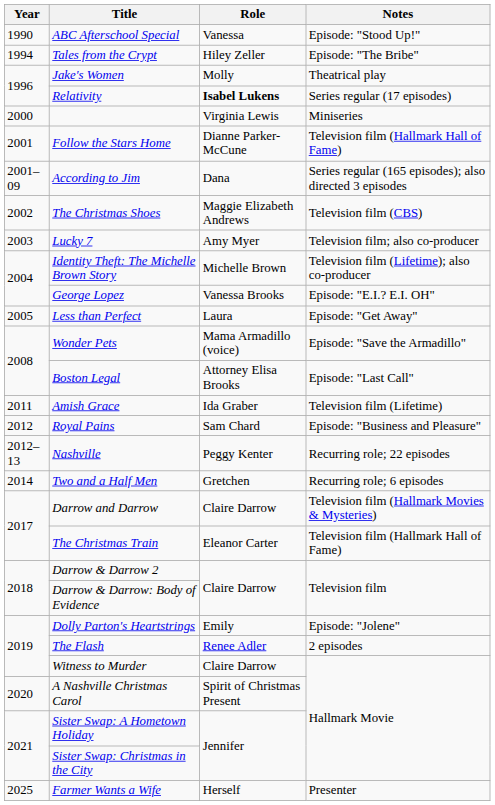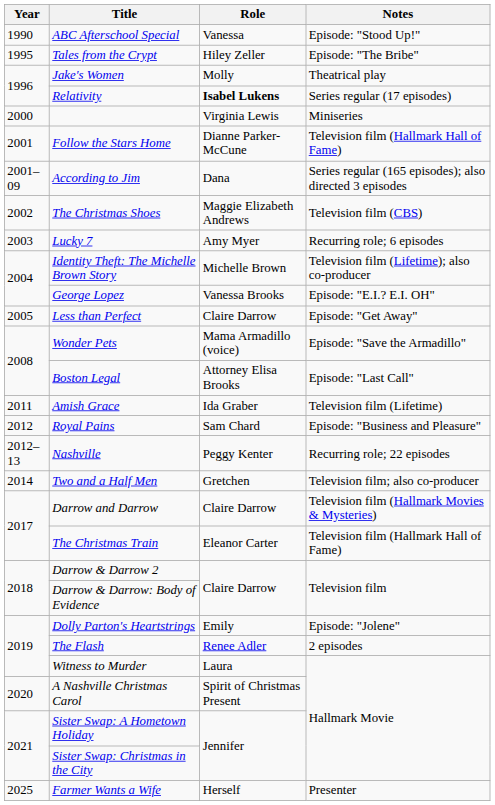(20, 55) 1994 -> (20, 55) 1995
(394, 240) Television film; also co-producer -> (376, 240) Recurring role; 6 episodes
(218, 315) Laura -> (239, 315) Claire Darrow
(376, 480) Recurring role; 6 episodes -> (394, 480) Television film; also co-producer
(239, 666) Claire Darrow -> (218, 666) Laura
